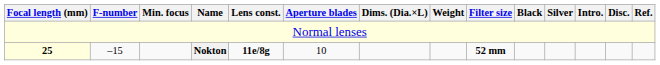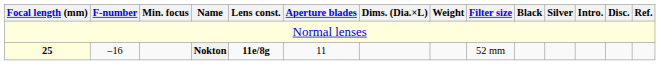(115, 50) –15 -> (115, 50) –16
(321, 50) 10 -> (321, 50) 11
(491, 50) bold -> (491, 50) normal
